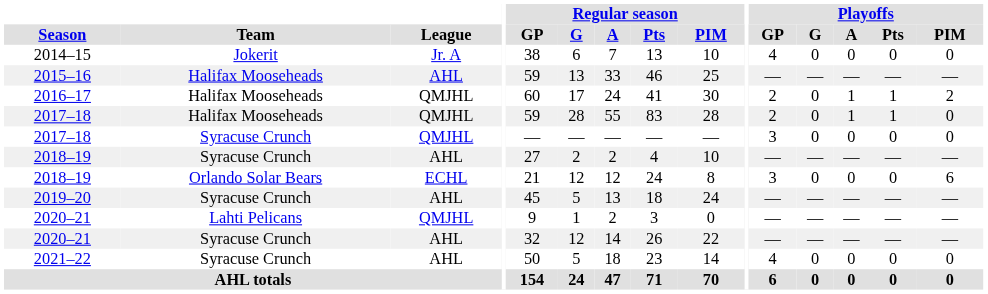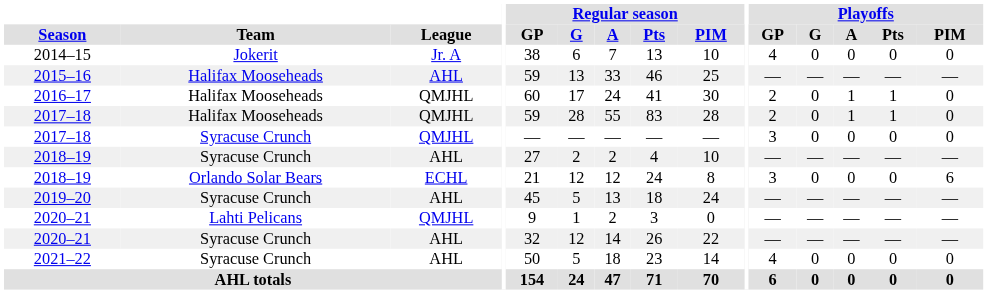(950, 95) 2 -> (950, 95) 0
